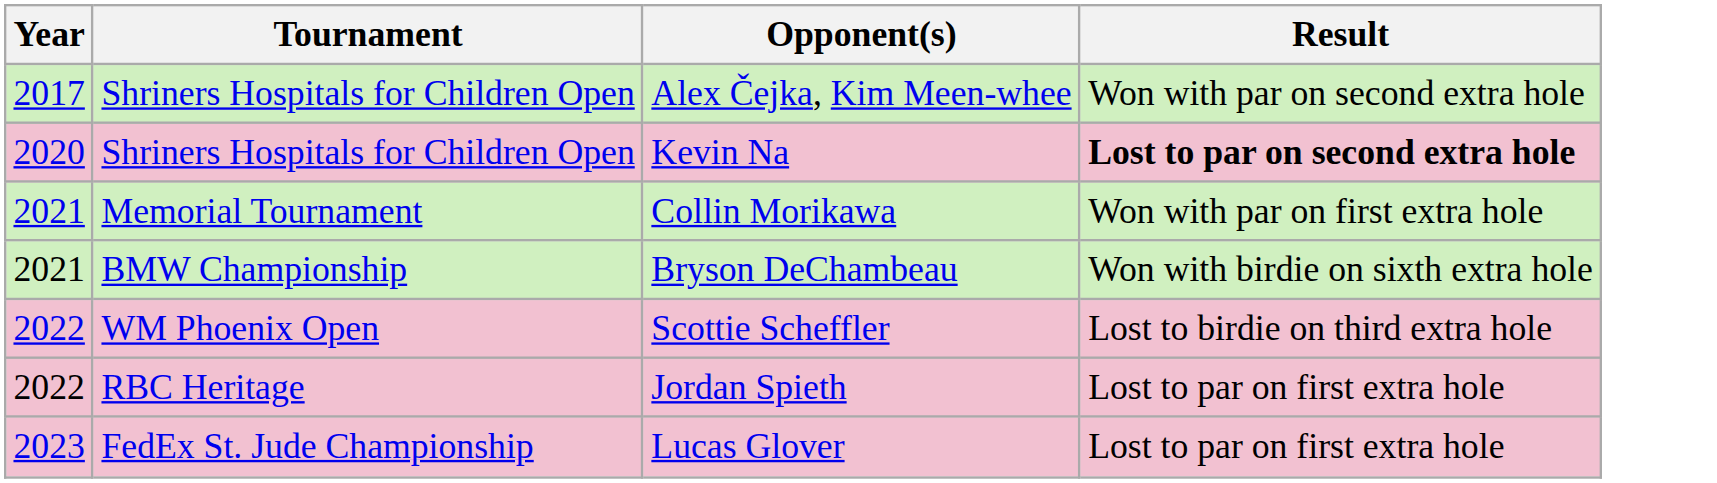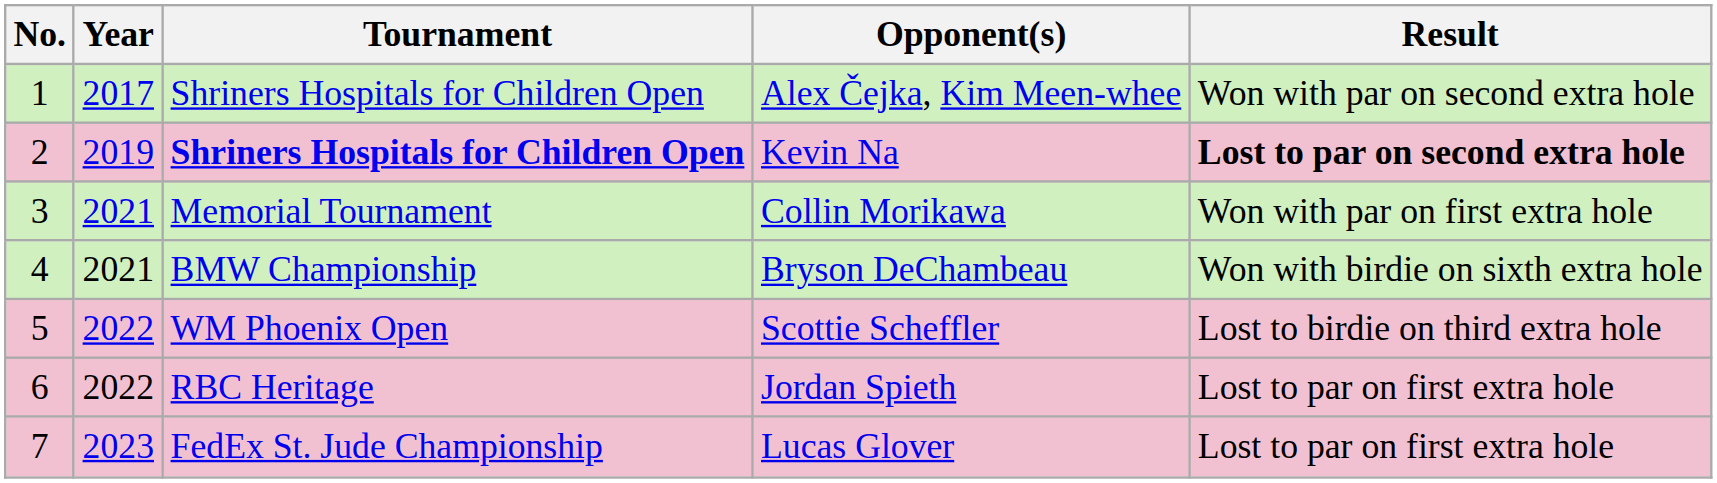+ column: (40, 34)
(49, 151) 2020 -> (118, 151) 2019
(368, 151) normal -> (457, 151) bold
